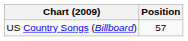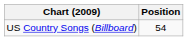(161, 28) 57 -> (161, 28) 54
